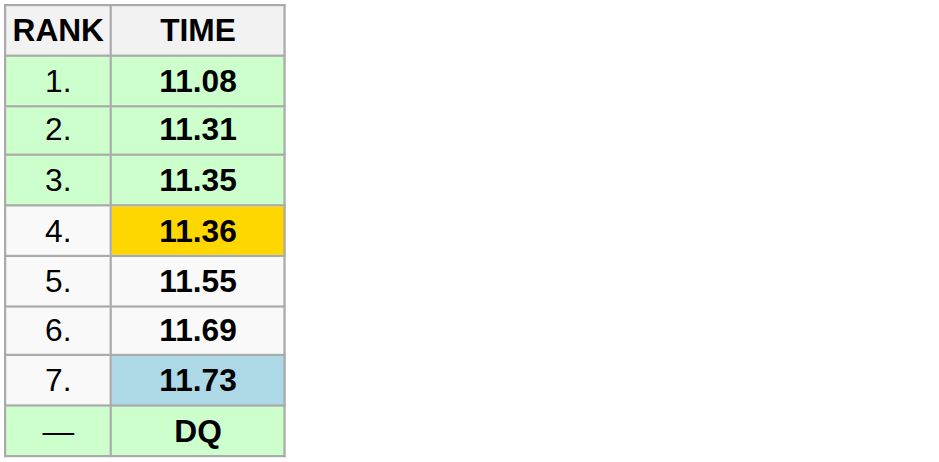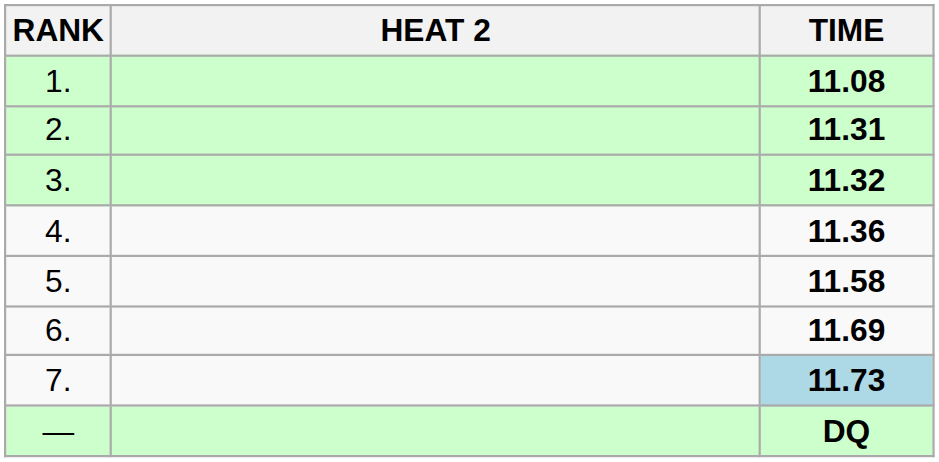+ column: (436, 31)
(198, 181) 11.35 -> (846, 181) 11.32
(198, 231) gold background -> (846, 231) no background
(198, 281) 11.55 -> (846, 281) 11.58
